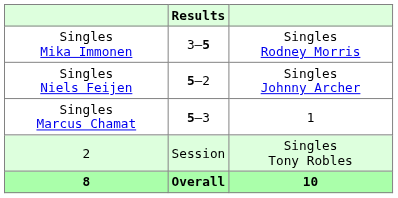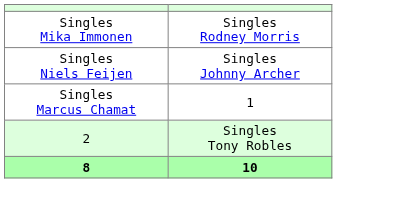- column: (198, 15)
